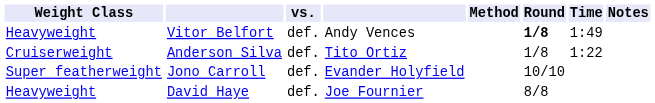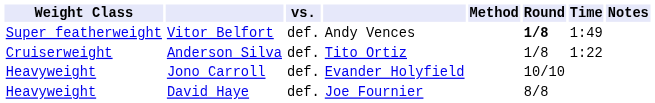(51, 33) Heavyweight -> (84, 33) Super featherweight
(84, 73) Super featherweight -> (51, 73) Heavyweight
